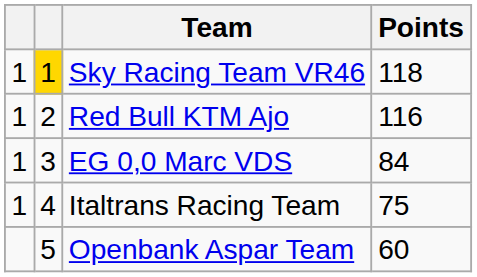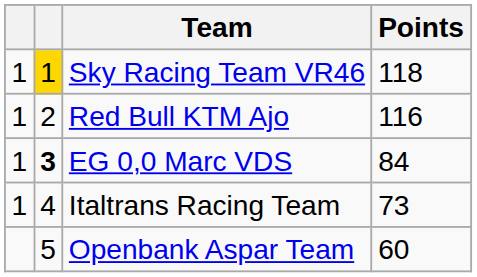(48, 161) normal -> (48, 161) bold
(394, 205) 75 -> (394, 205) 73
